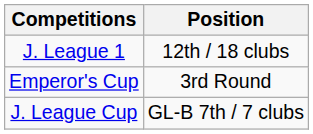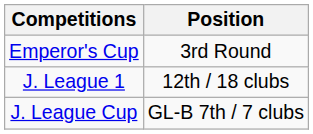rows swapped: (74, 50) <-> (74, 81)
